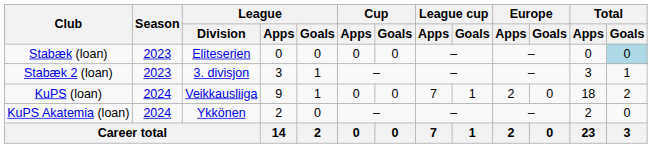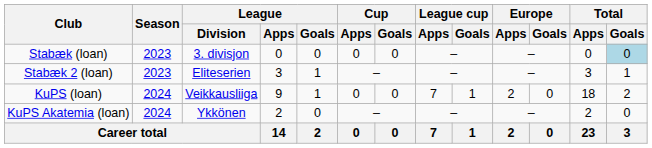(221, 53) Eliteserien -> (221, 53) 3. divisjon
(221, 73) 3. divisjon -> (221, 73) Eliteserien
